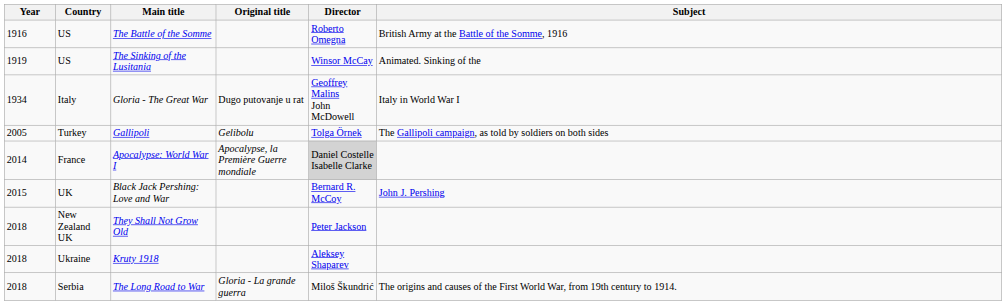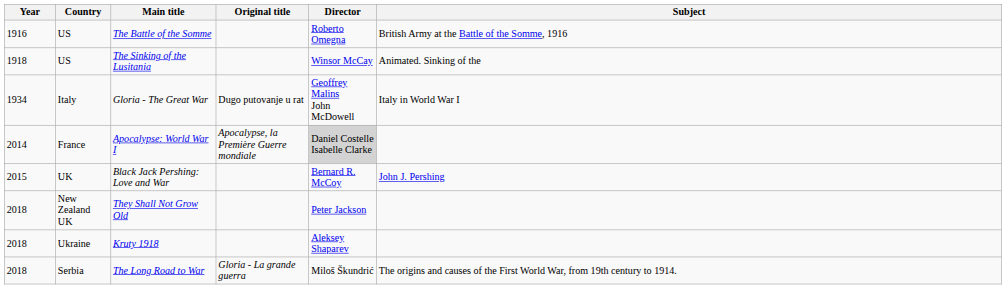(17, 61) 1919 -> (17, 61) 1918
- row: (131, 133)
